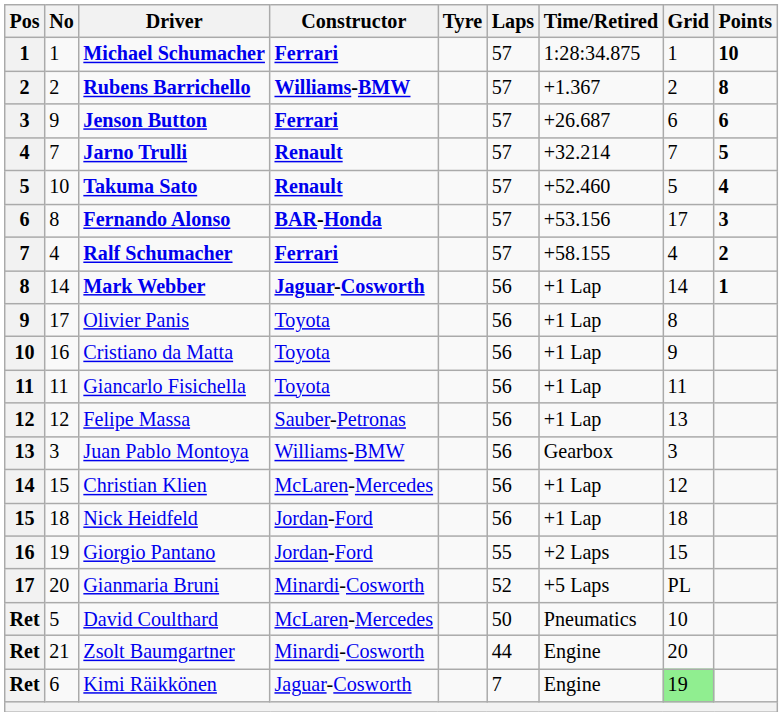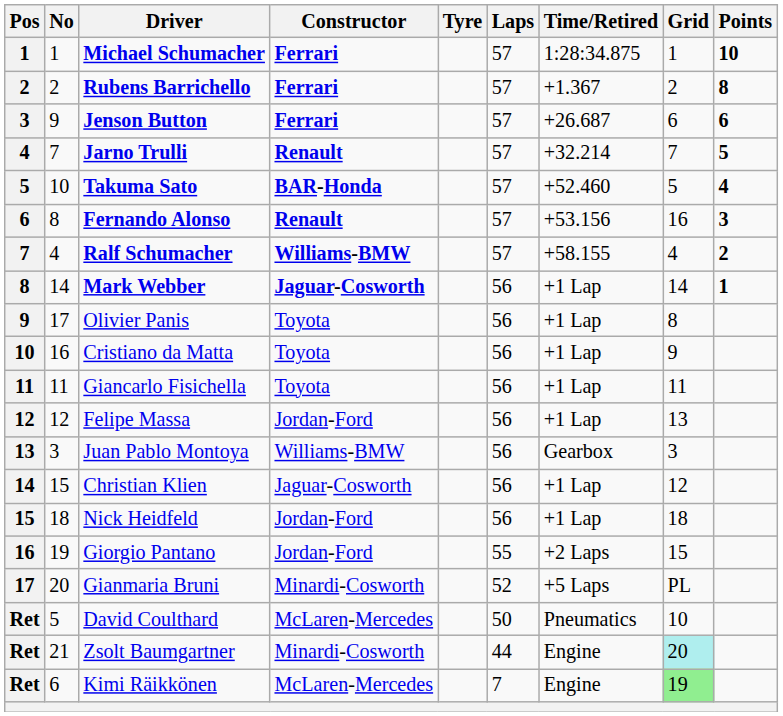(342, 87) Williams-BMW -> (306, 87) Ferrari
(309, 186) Renault -> (328, 186) BAR-Honda
(328, 219) BAR-Honda -> (309, 219) Renault
(678, 219) 17 -> (678, 219) 16
(306, 253) Ferrari -> (342, 253) Williams-BMW
(340, 419) Sauber-Petronas -> (324, 419) Jordan-Ford
(354, 485) McLaren-Mercedes -> (343, 485) Jaguar-Cosworth
(678, 651) no background -> (678, 651) paleturquoise background
(343, 684) Jaguar-Cosworth -> (354, 684) McLaren-Mercedes
